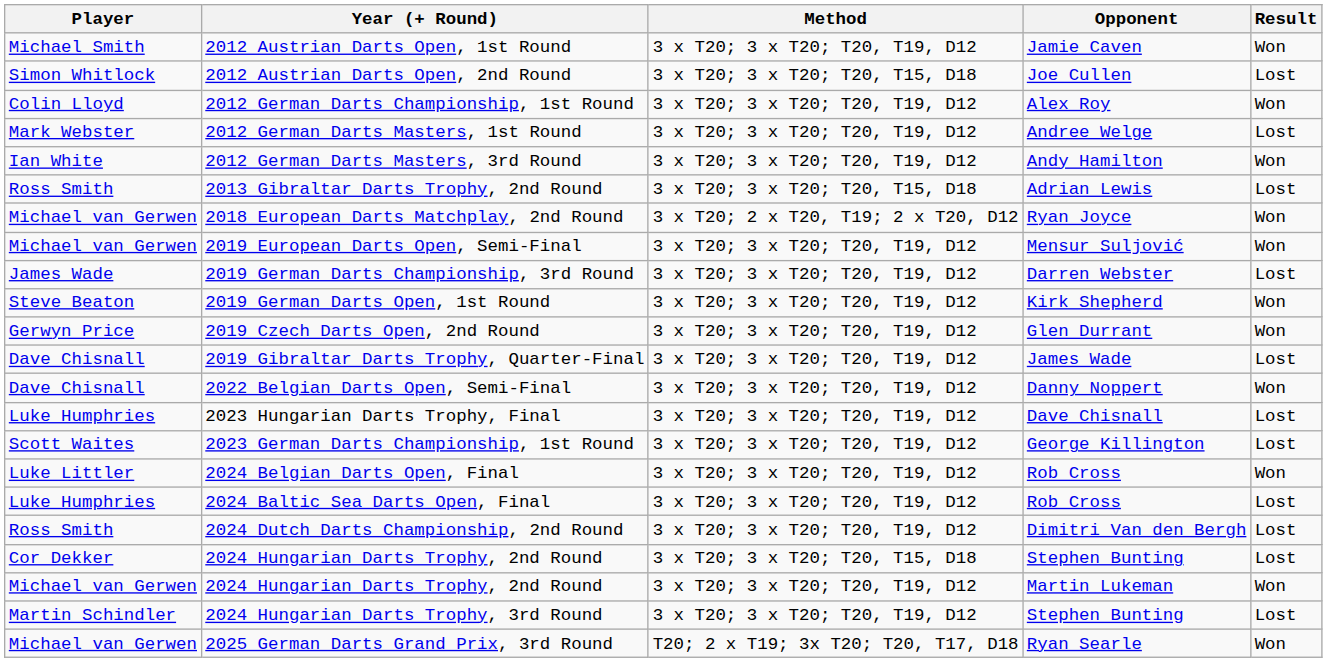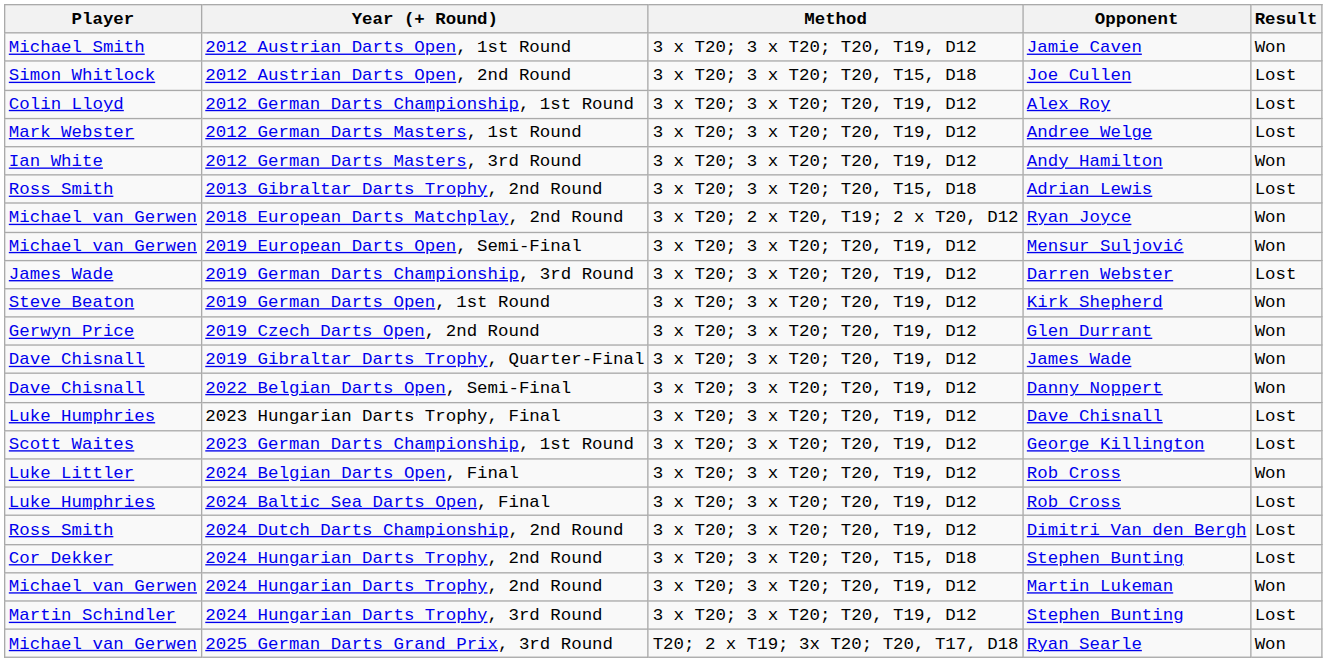(1270, 104) Won -> (1276, 104) Lost
(1276, 360) Lost -> (1270, 360) Won
